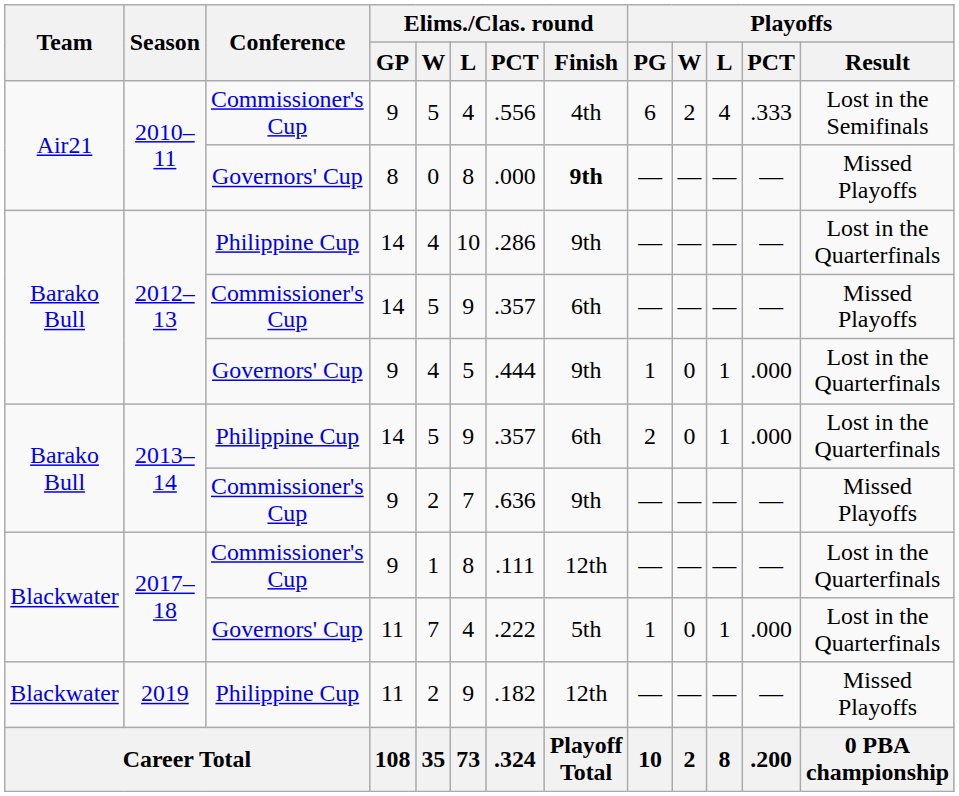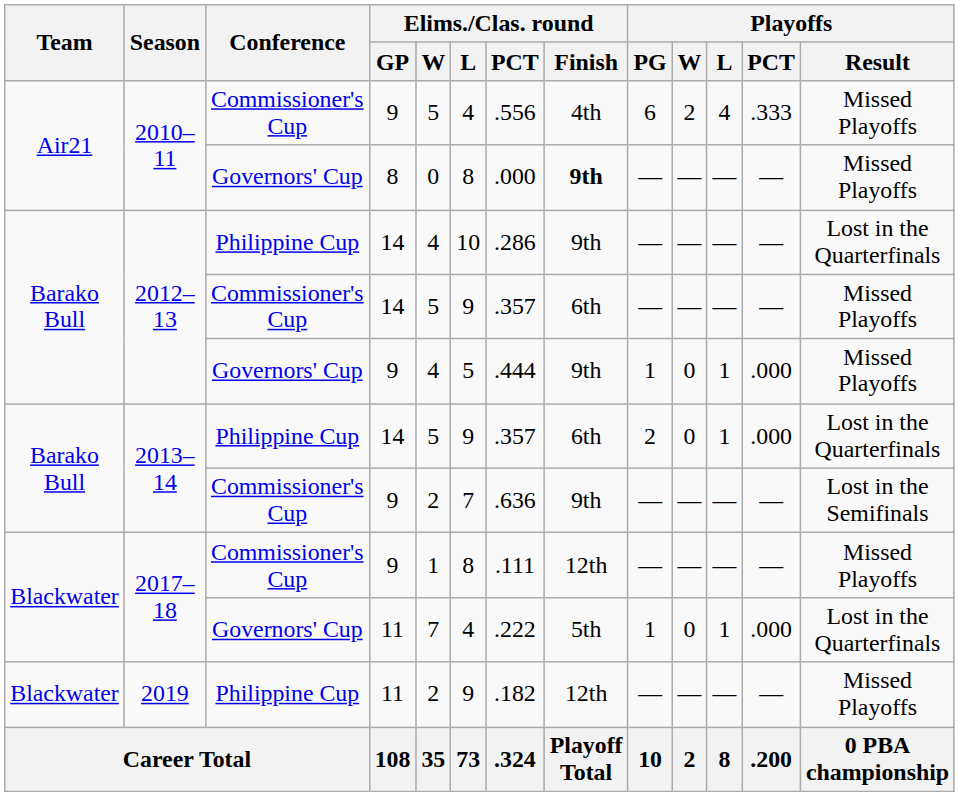(877, 112) Lost in the Semifinals -> (877, 112) Missed Playoffs
(877, 370) Lost in the Quarterfinals -> (877, 370) Missed Playoffs
(877, 500) Missed Playoffs -> (877, 500) Lost in the Semifinals
(877, 564) Lost in the Quarterfinals -> (877, 564) Missed Playoffs
